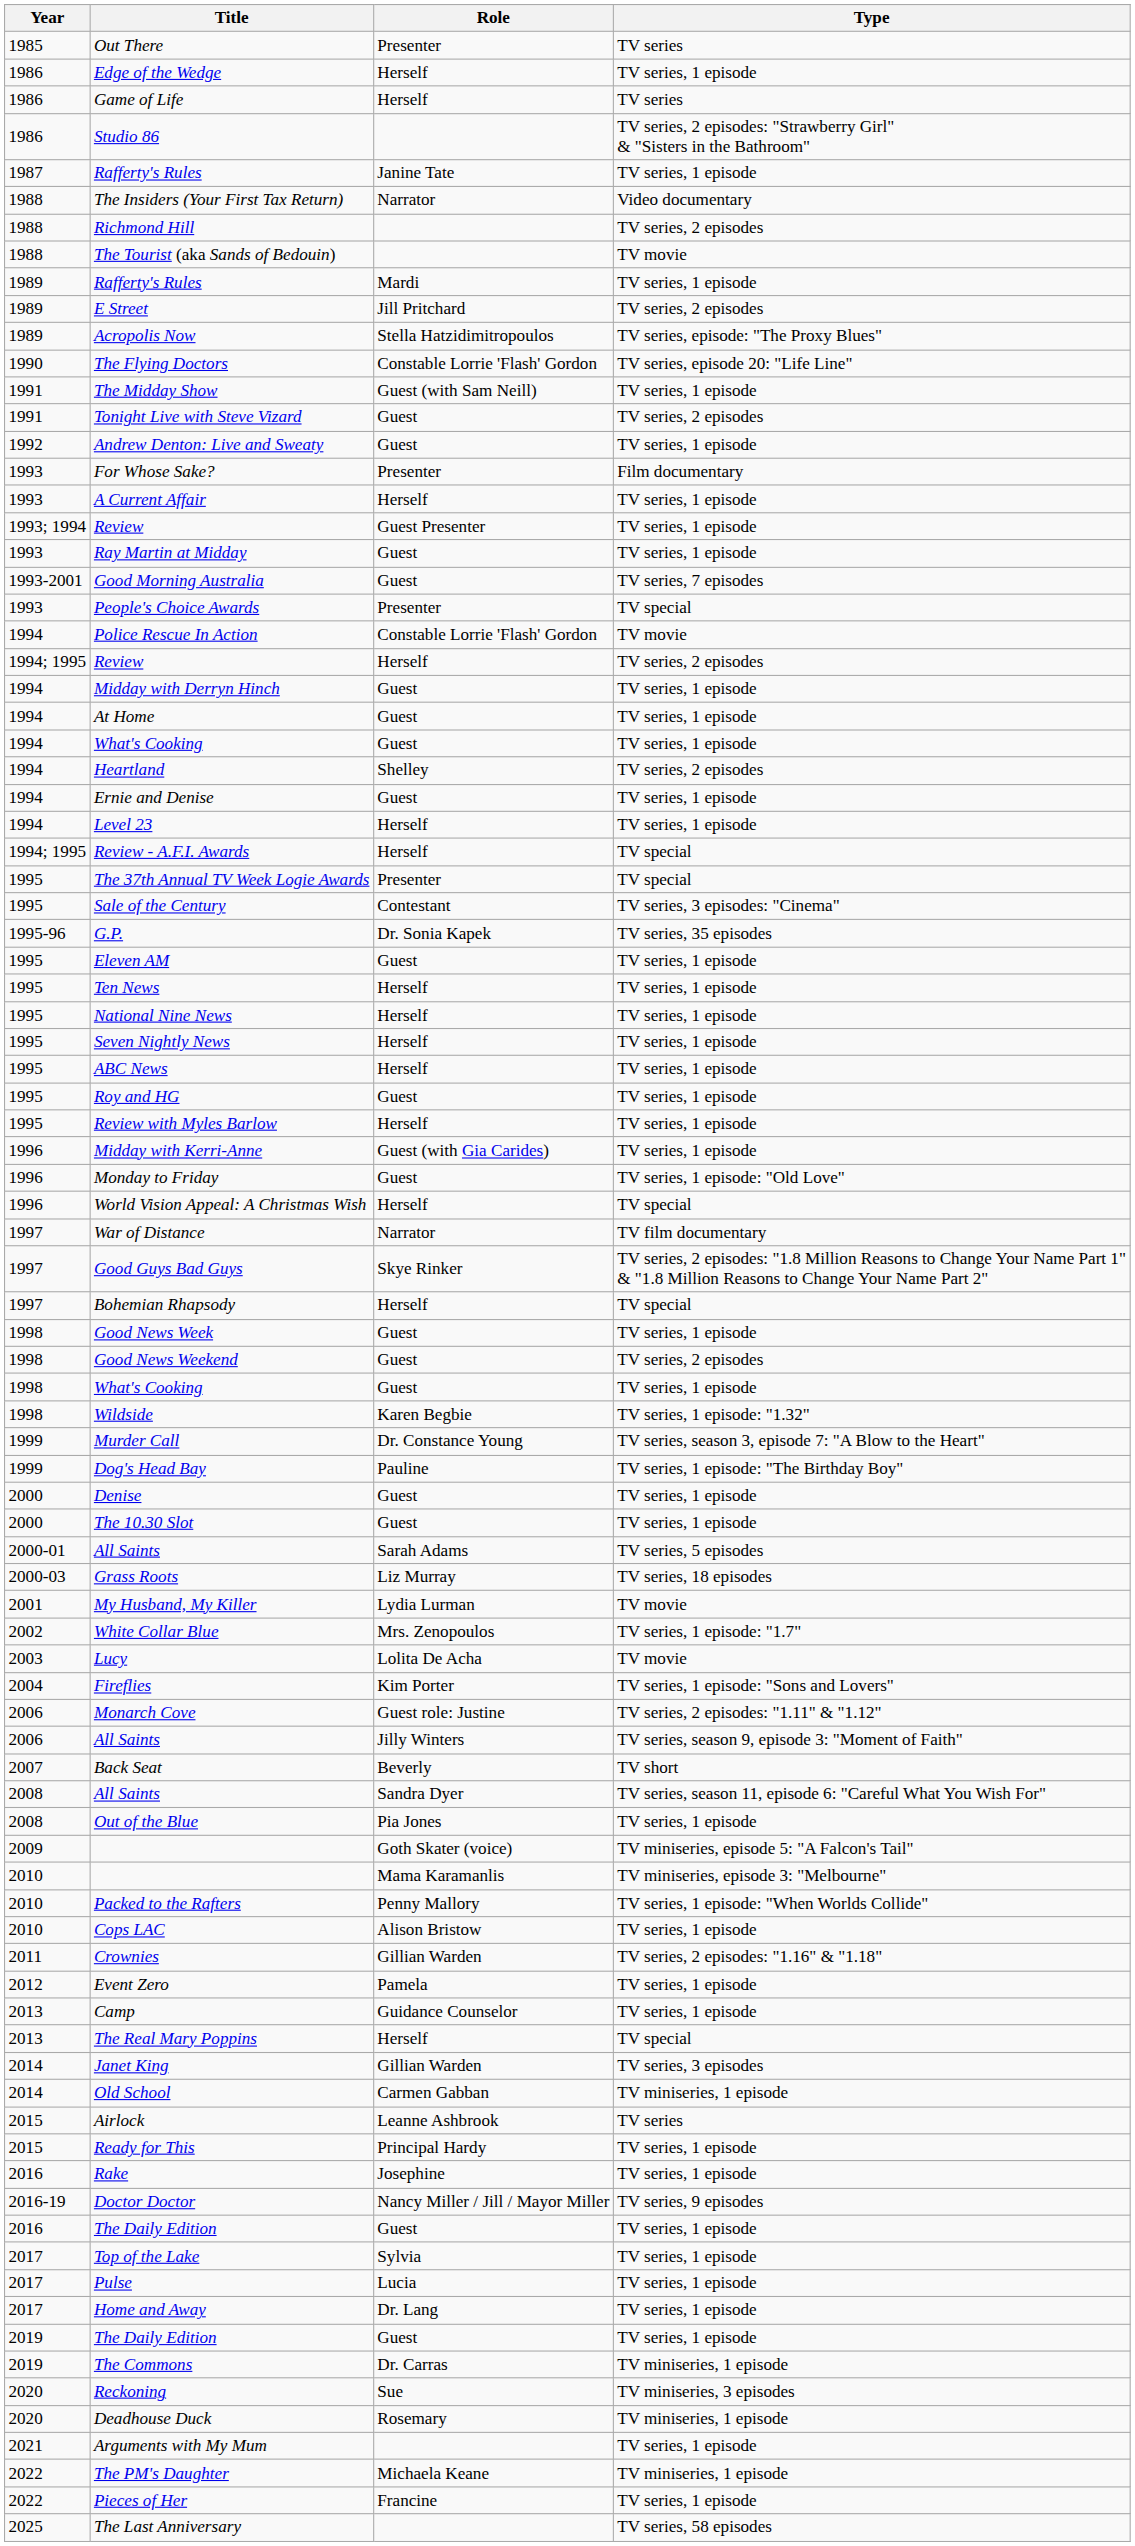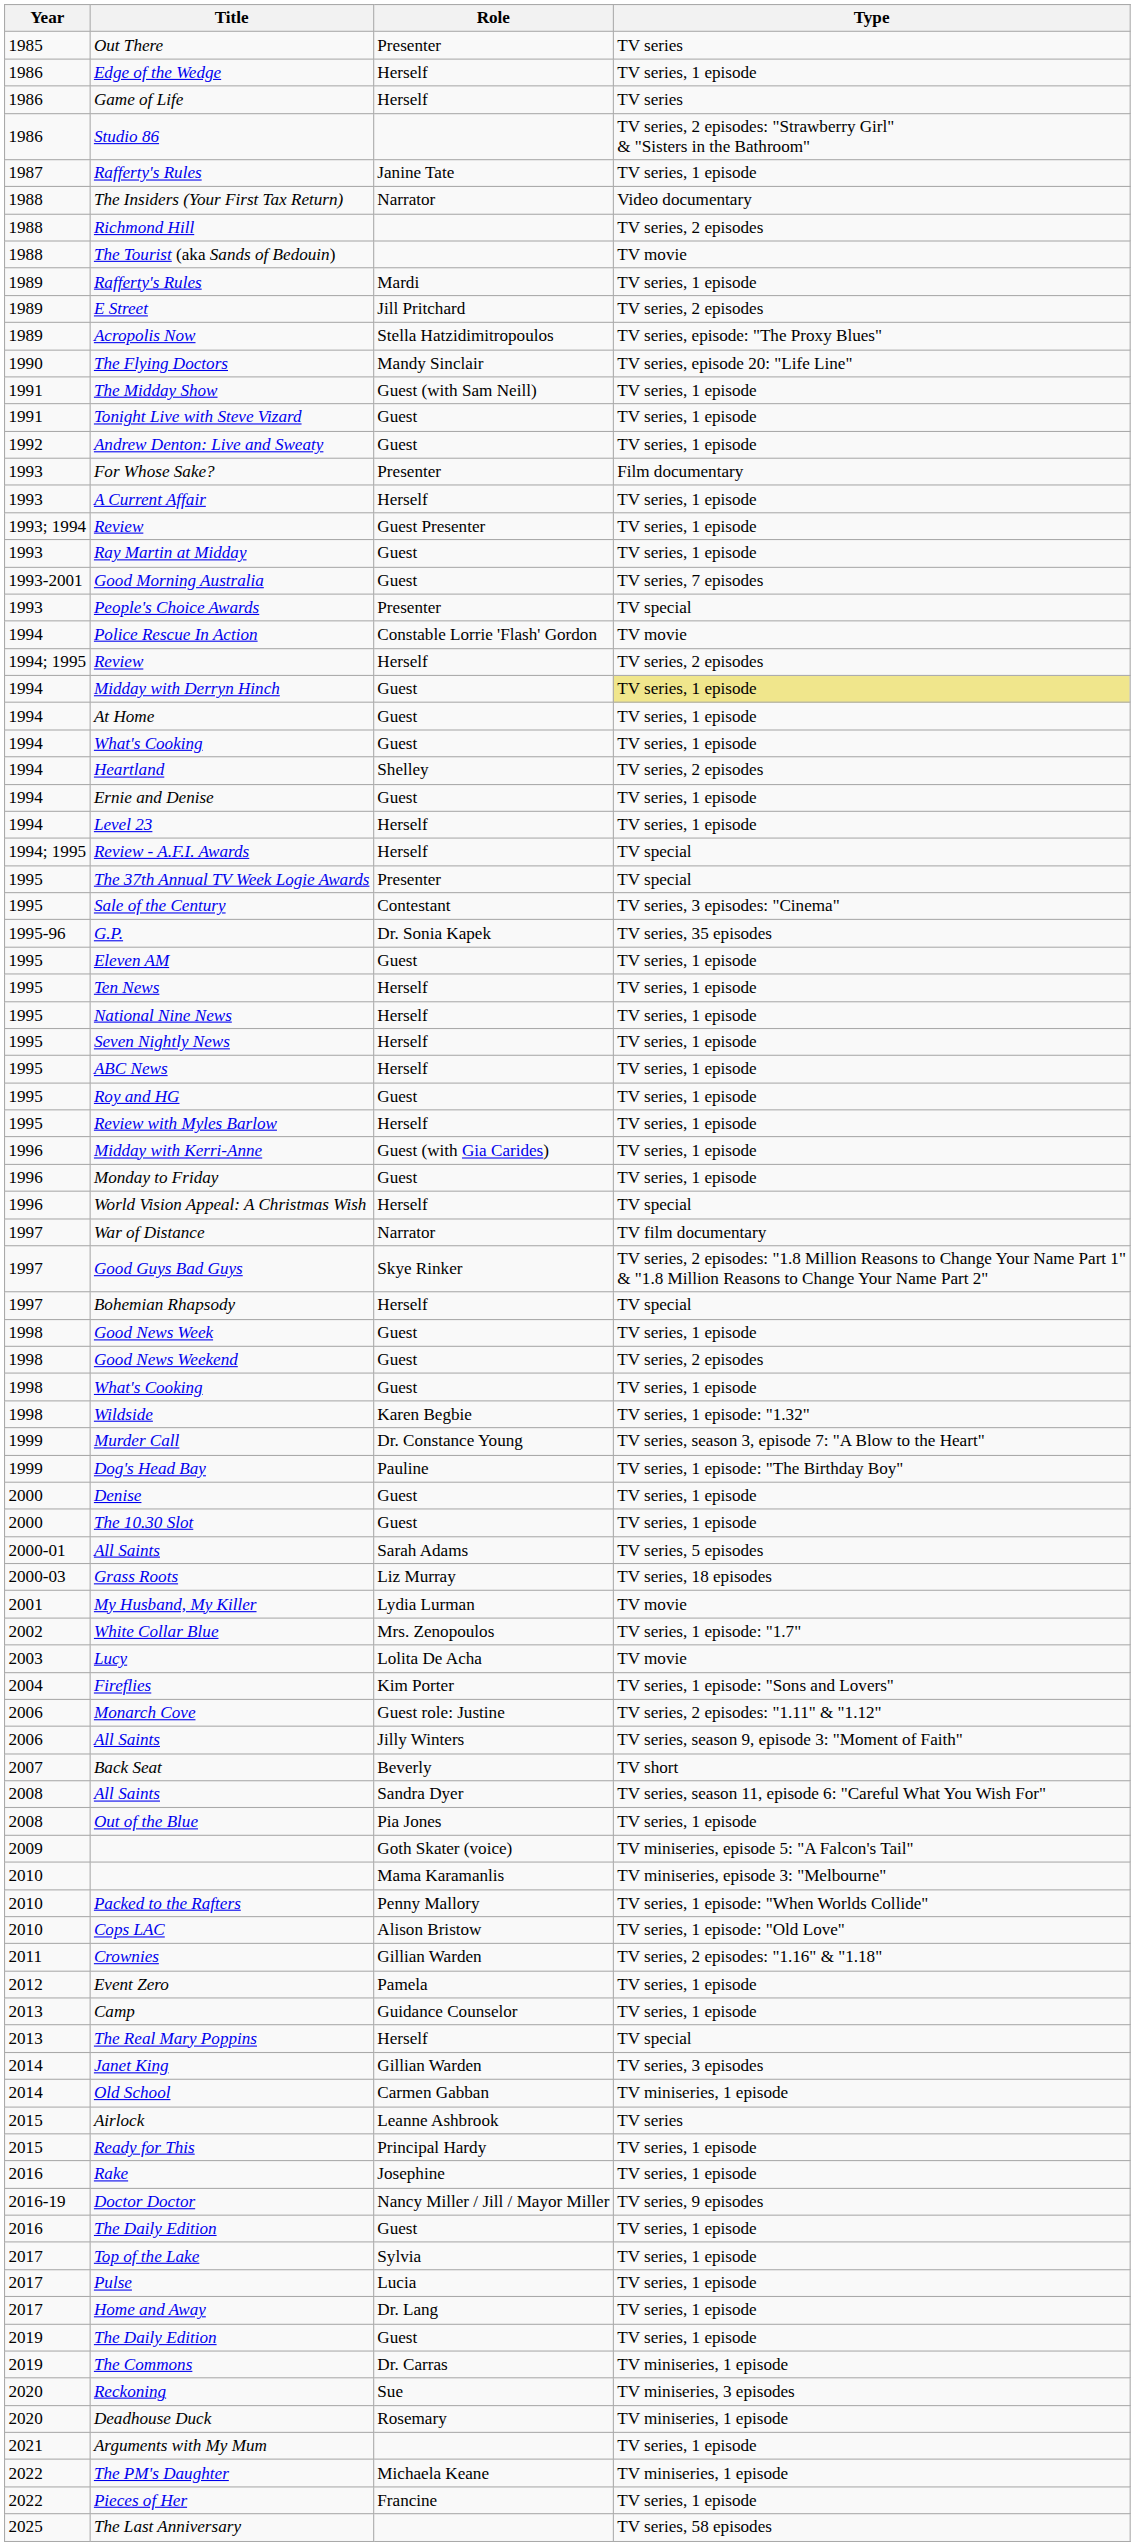(487, 363) Constable Lorrie 'Flash' Gordon -> (430, 363) Mandy Sinclair
(690, 417) TV series, 2 episodes -> (687, 417) TV series, 1 episode
(687, 688) no background -> (687, 688) khaki background
(731, 1177) TV series, 1 episode: "Old Love" -> (687, 1177) TV series, 1 episode
(687, 1930) TV series, 1 episode -> (731, 1930) TV series, 1 episode: "Old Love"
